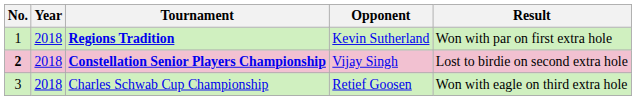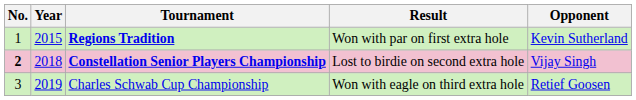columns swapped: (381, 16) <-> (532, 16)
(48, 38) 2018 -> (48, 38) 2015
(48, 84) 2018 -> (48, 84) 2019
